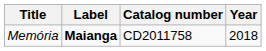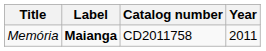(244, 35) 2018 -> (243, 35) 2011
